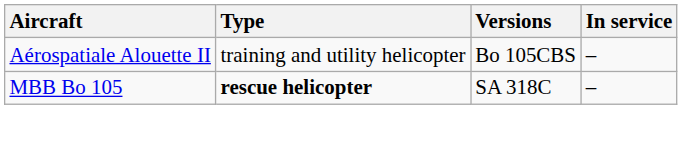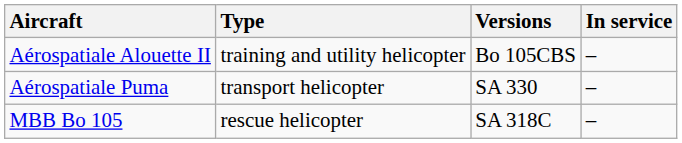+ row: (89, 87)
(296, 87) bold -> (292, 120) normal
